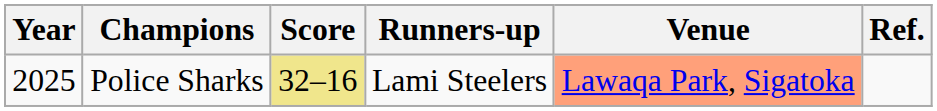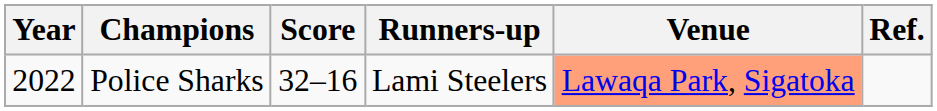(44, 79) 2025 -> (44, 79) 2022
(318, 79) khaki background -> (318, 79) no background
